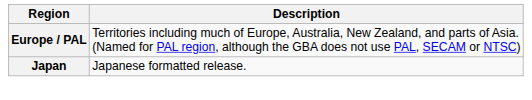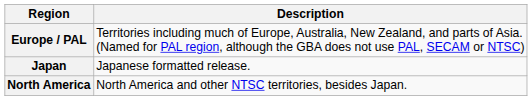+ row: (49, 85)
